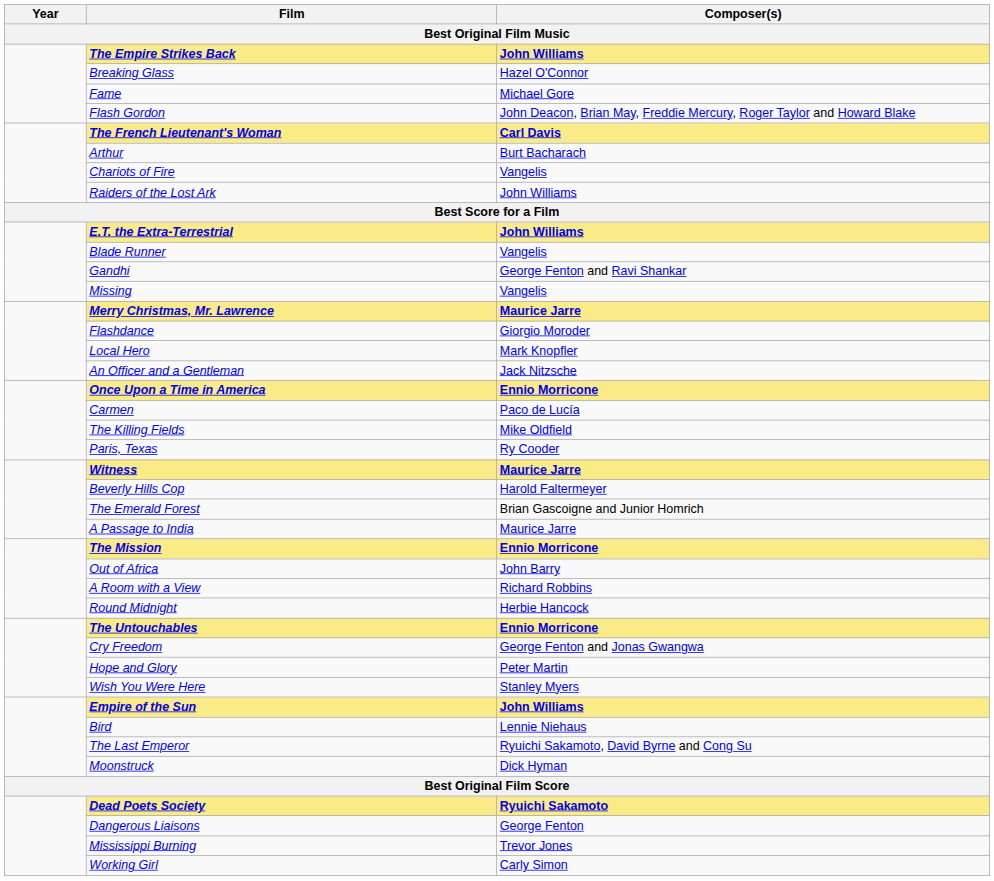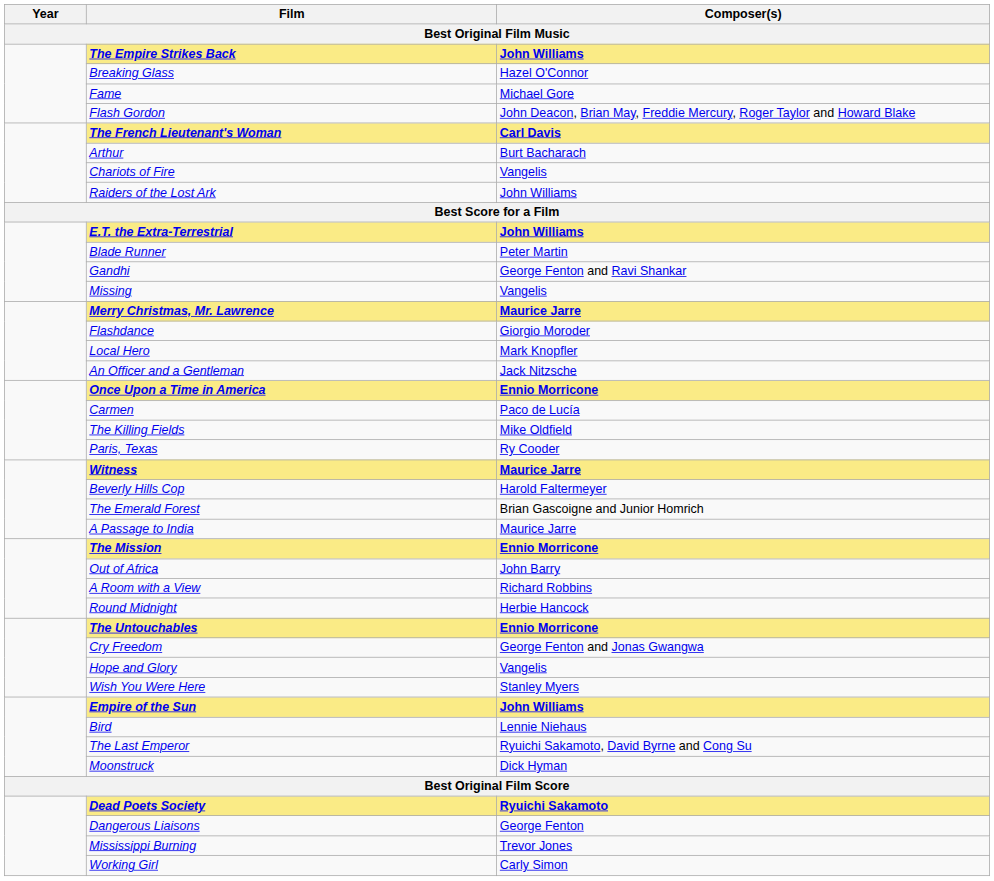(523, 251) Vangelis -> (534, 251) Peter Martin
(534, 667) Peter Martin -> (523, 667) Vangelis
